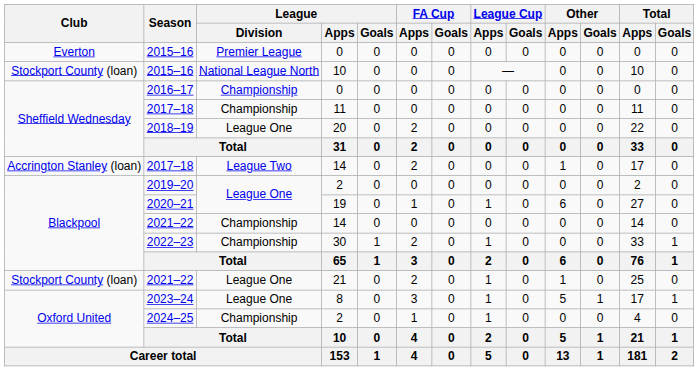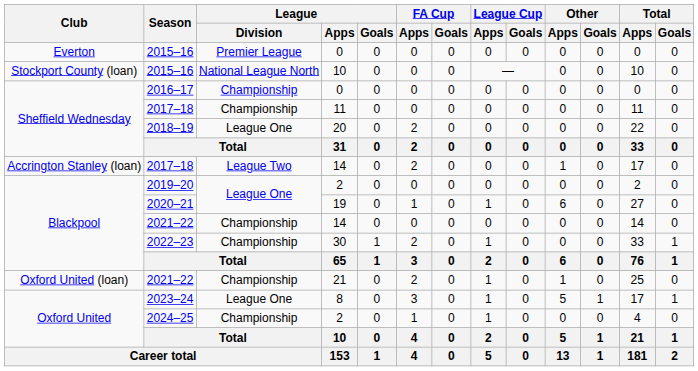(74, 280) Stockport County (loan) -> (74, 280) Oxford United (loan)
(259, 280) League One -> (259, 280) Championship
